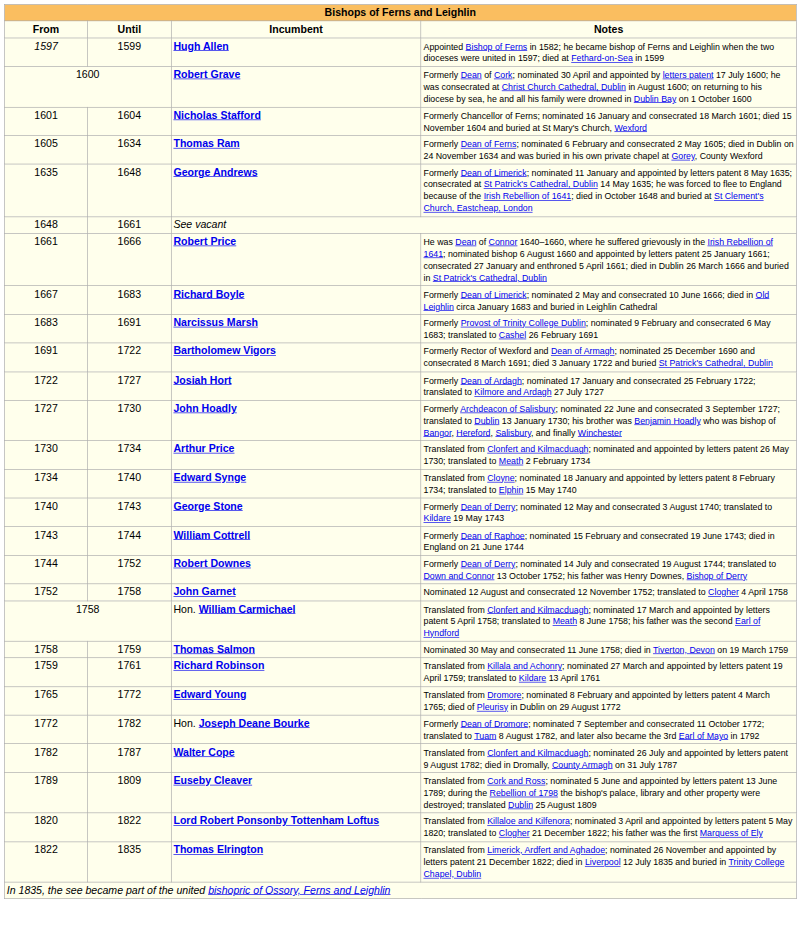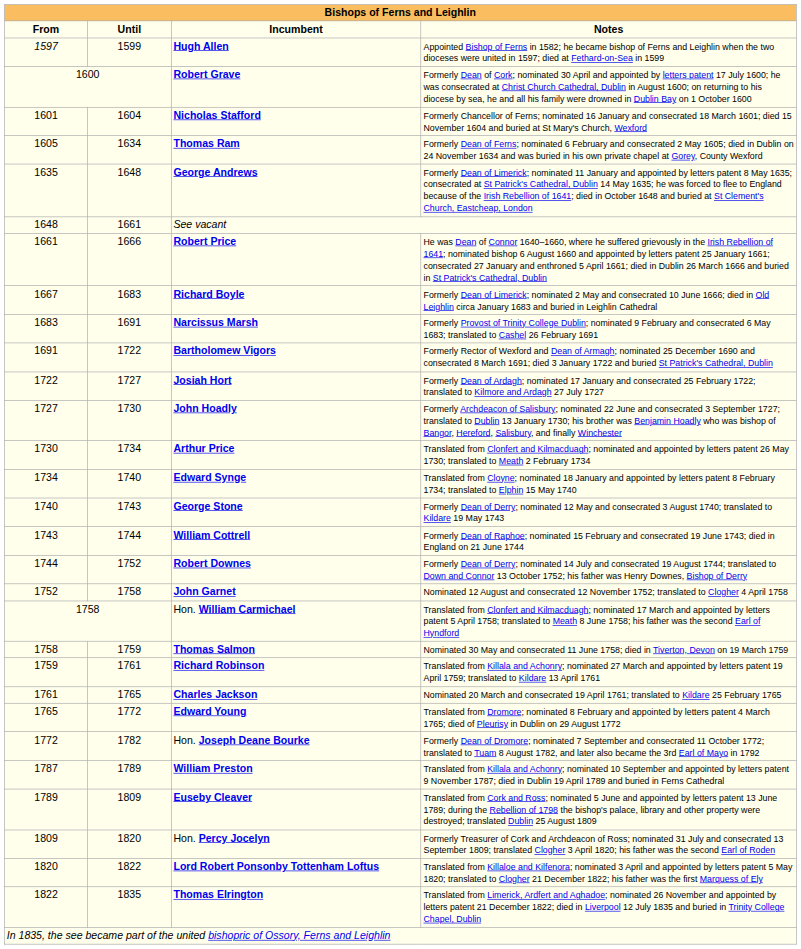+ row: (215, 695)
- row: (204, 752)
+ row: (213, 769)
+ row: (222, 838)
